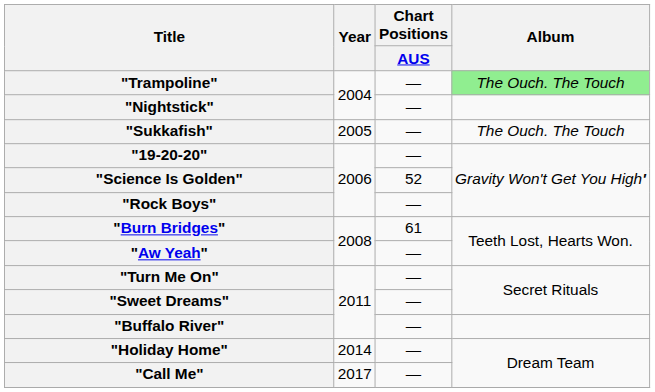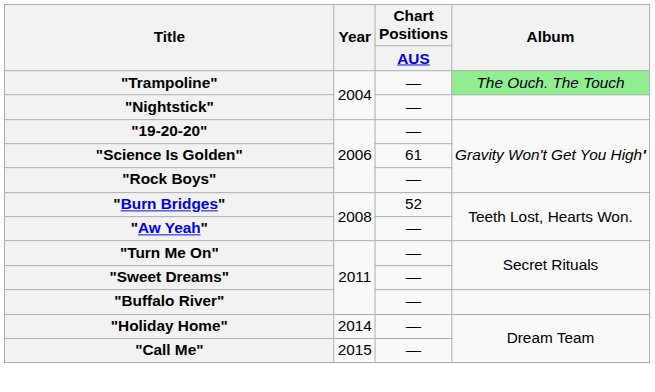- row: (169, 131)
(413, 180) 52 -> (413, 155) 61
(413, 228) 61 -> (413, 204) 52
(355, 374) 2017 -> (355, 350) 2015
